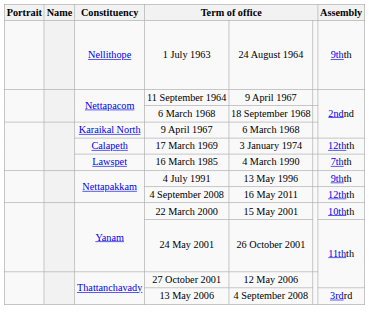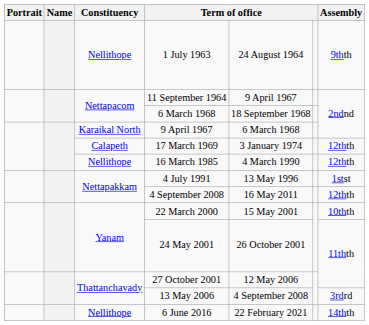(110, 162) Lawspet -> (110, 162) Nellithope
(341, 162) 7thth -> (341, 162) 12thth
(341, 178) 9thth -> (341, 178) 1stst
+ row: (187, 312)
